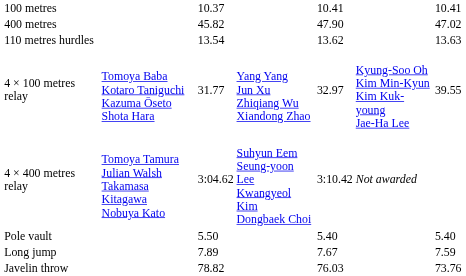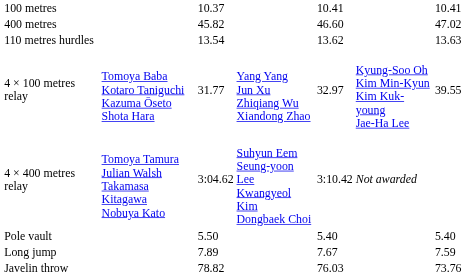(330, 24) 47.90 -> (330, 24) 46.60
